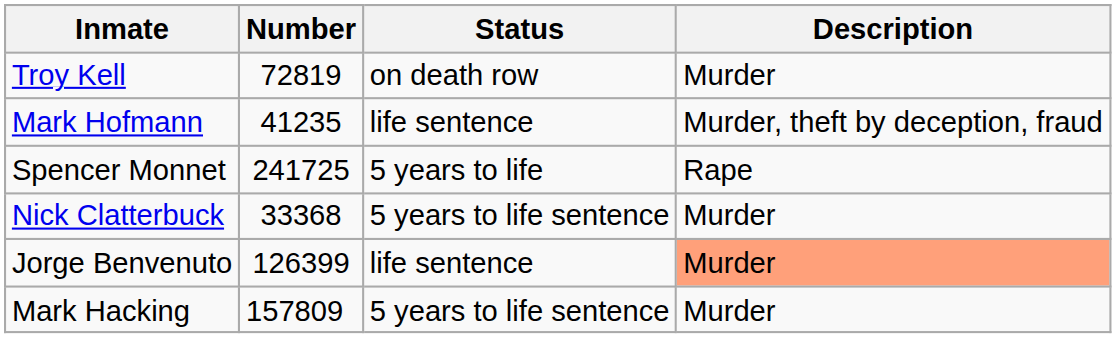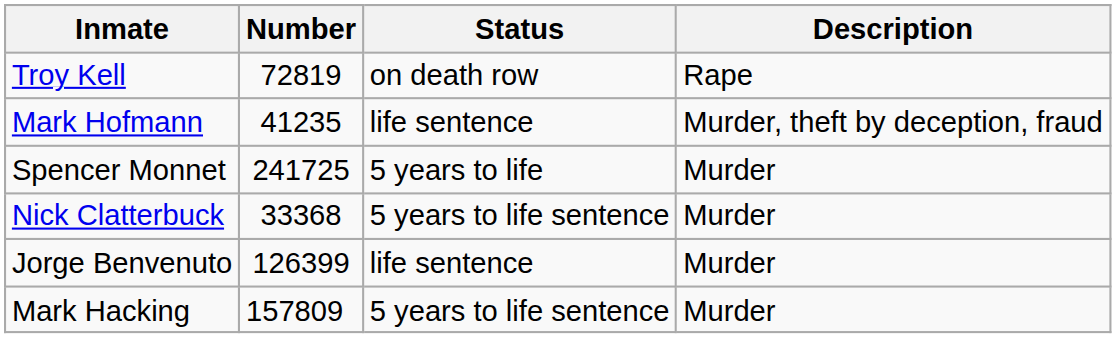(729, 75) Murder -> (718, 75) Rape
(718, 169) Rape -> (729, 169) Murder
(729, 263) lightsalmon background -> (729, 263) no background
